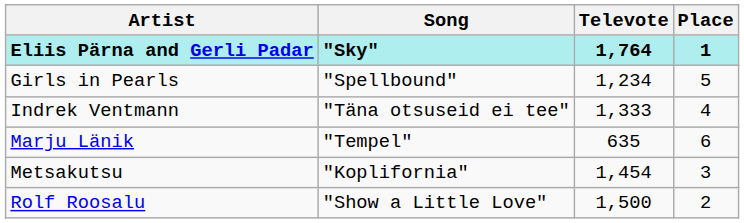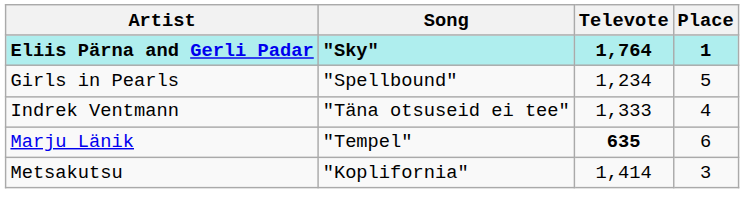(624, 142) normal -> (624, 142) bold
(624, 173) 1,454 -> (624, 173) 1,414
- row: (78, 203)
